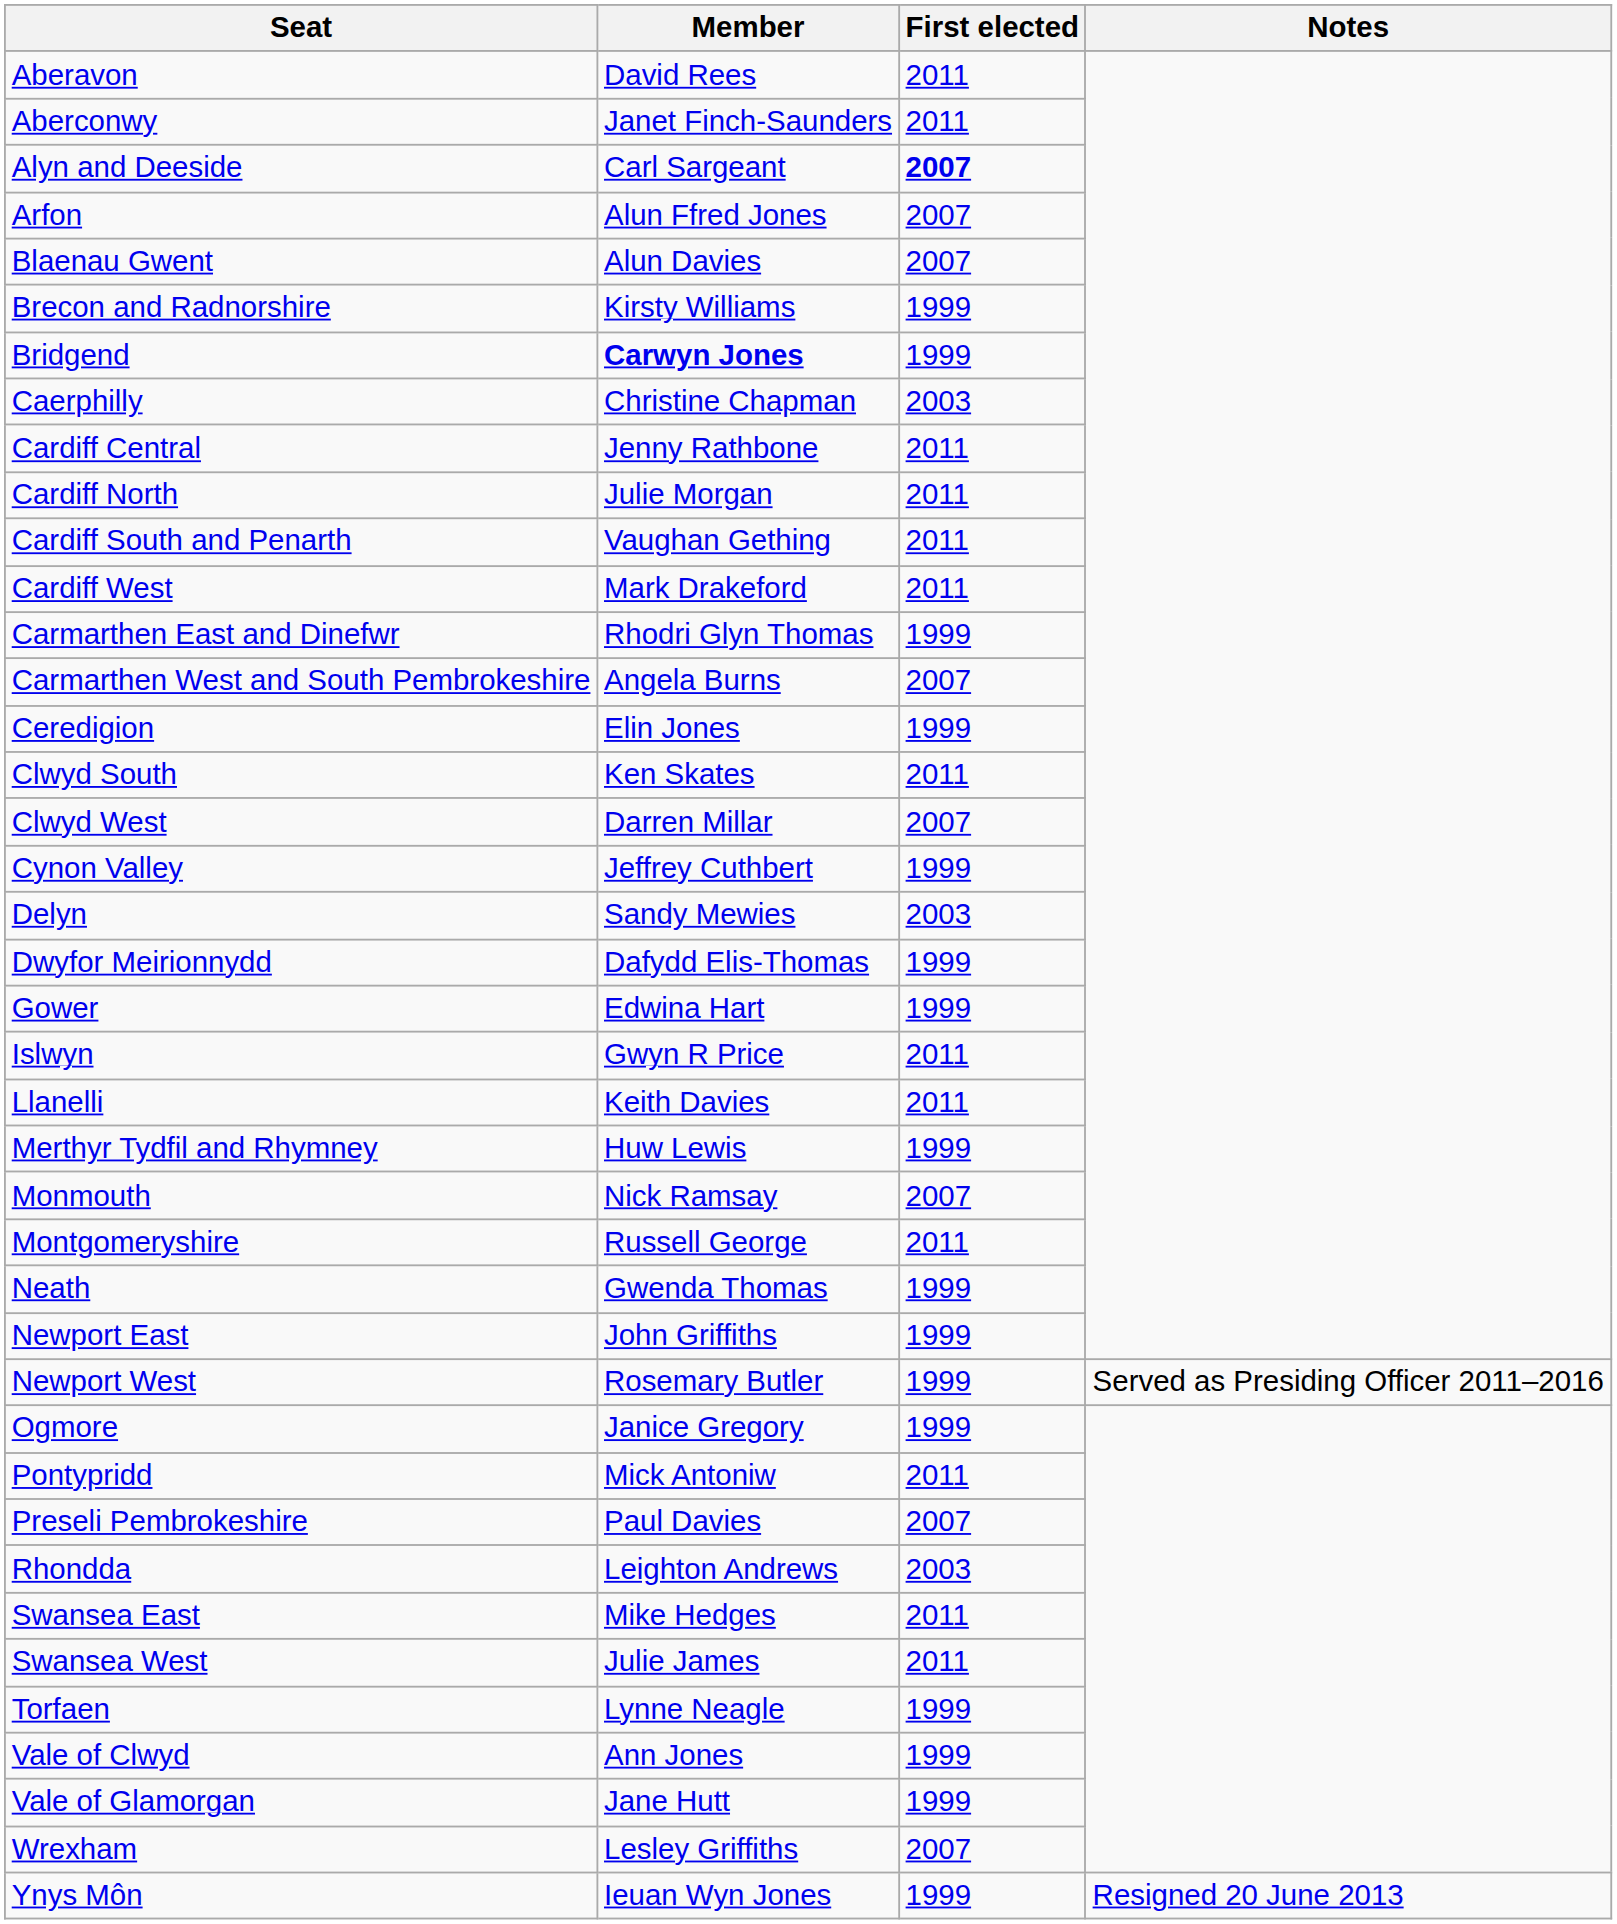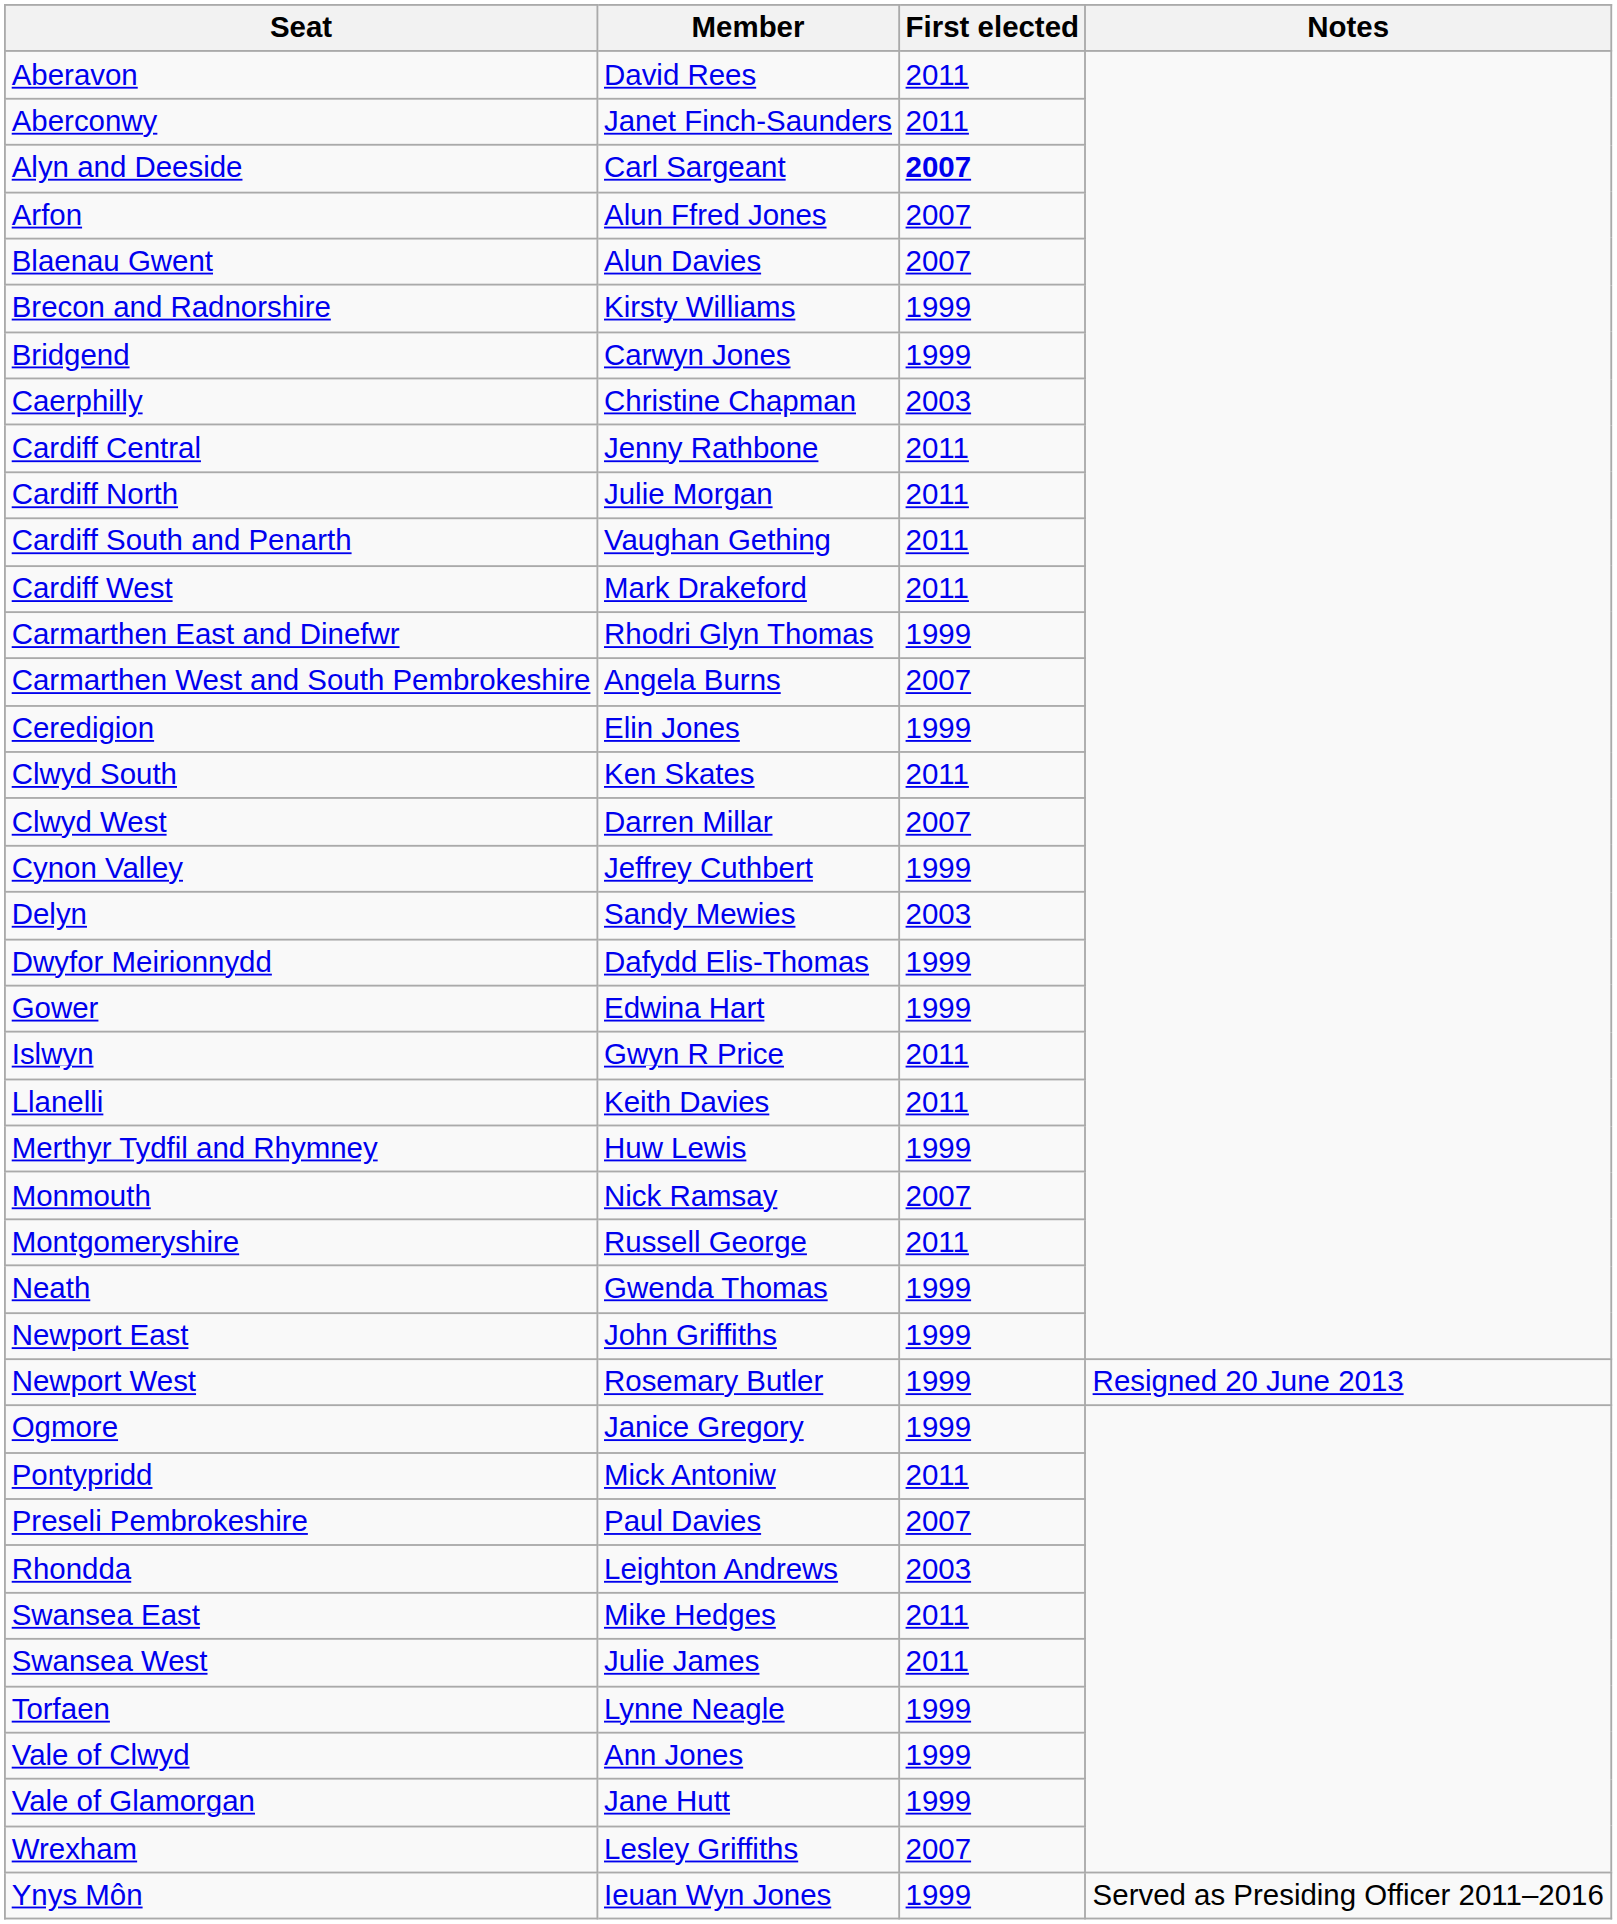(704, 354) bold -> (697, 354) normal
(1348, 1381) Served as Presiding Officer 2011–2016 -> (1248, 1381) Resigned 20 June 2013
(1248, 1895) Resigned 20 June 2013 -> (1348, 1895) Served as Presiding Officer 2011–2016
